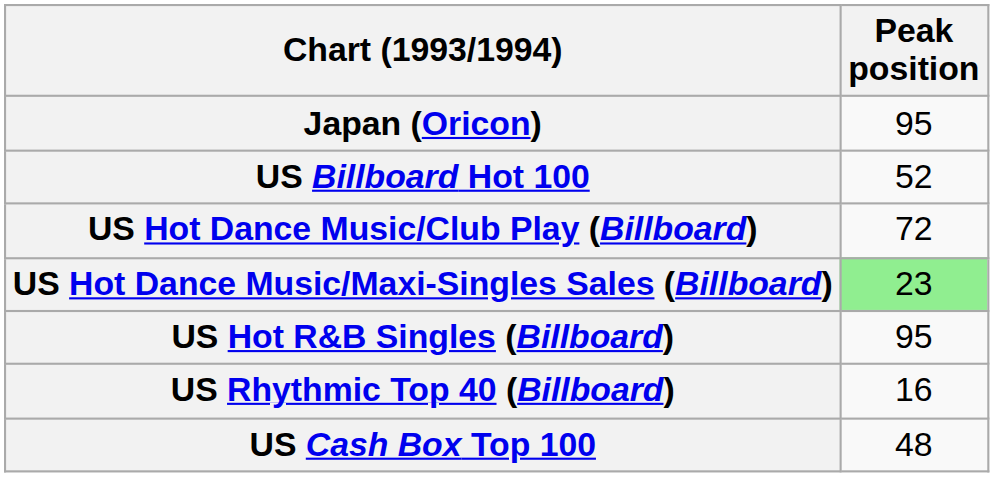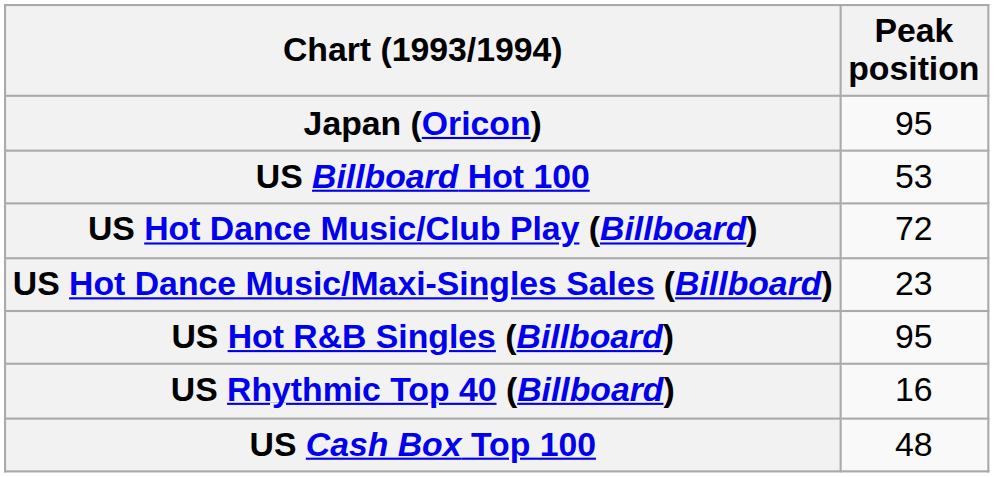(914, 176) 52 -> (914, 176) 53
(914, 283) lightgreen background -> (914, 283) no background
